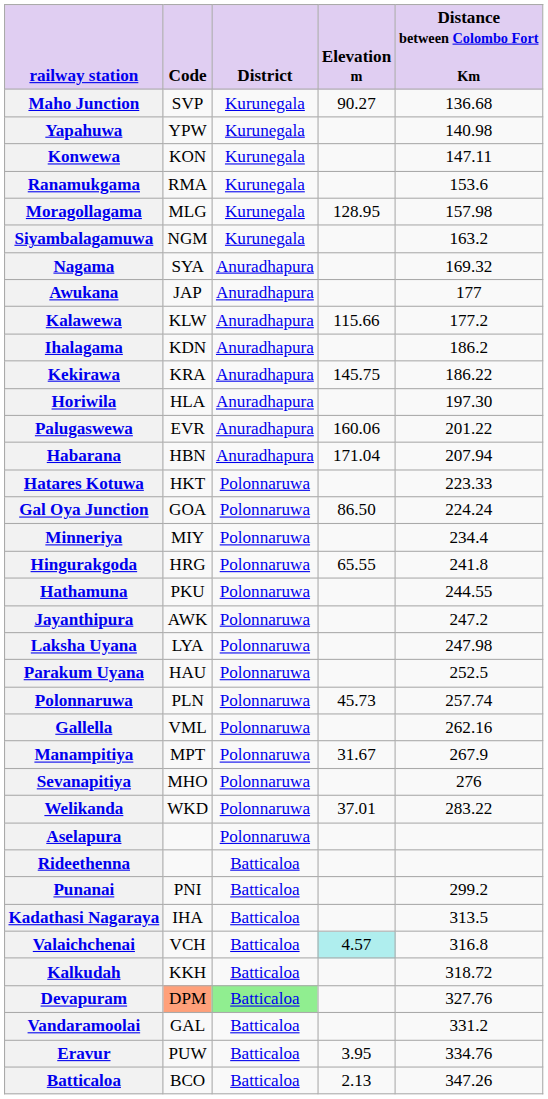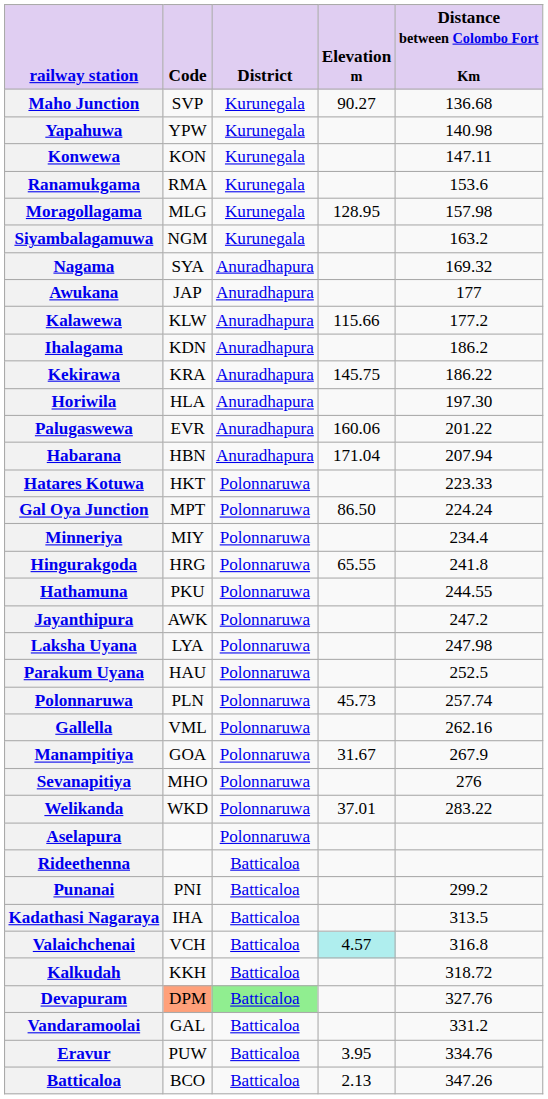(188, 510) GOA -> (188, 510) MPT
(188, 754) MPT -> (188, 754) GOA
